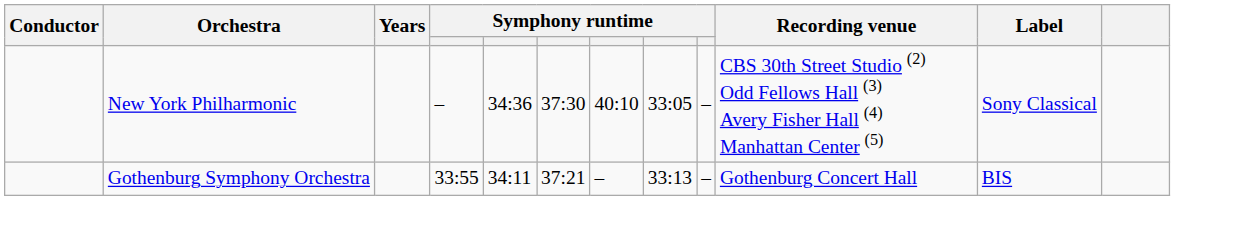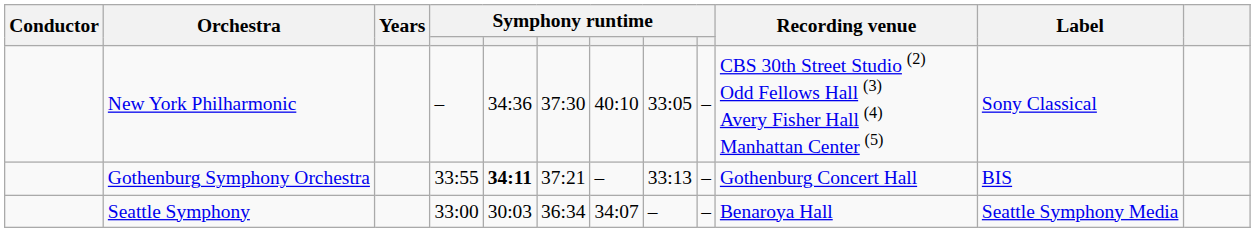(510, 178) normal -> (510, 178) bold
+ row: (179, 210)
